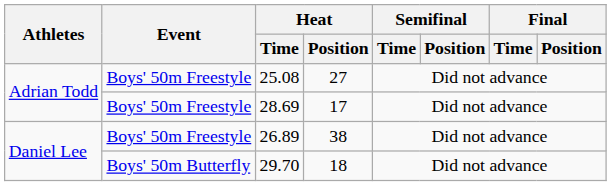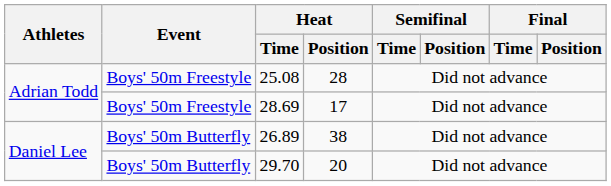(338, 77) 27 -> (338, 77) 28
(179, 136) Boys' 50m Freestyle -> (178, 136) Boys' 50m Butterfly
(338, 165) 18 -> (338, 165) 20
